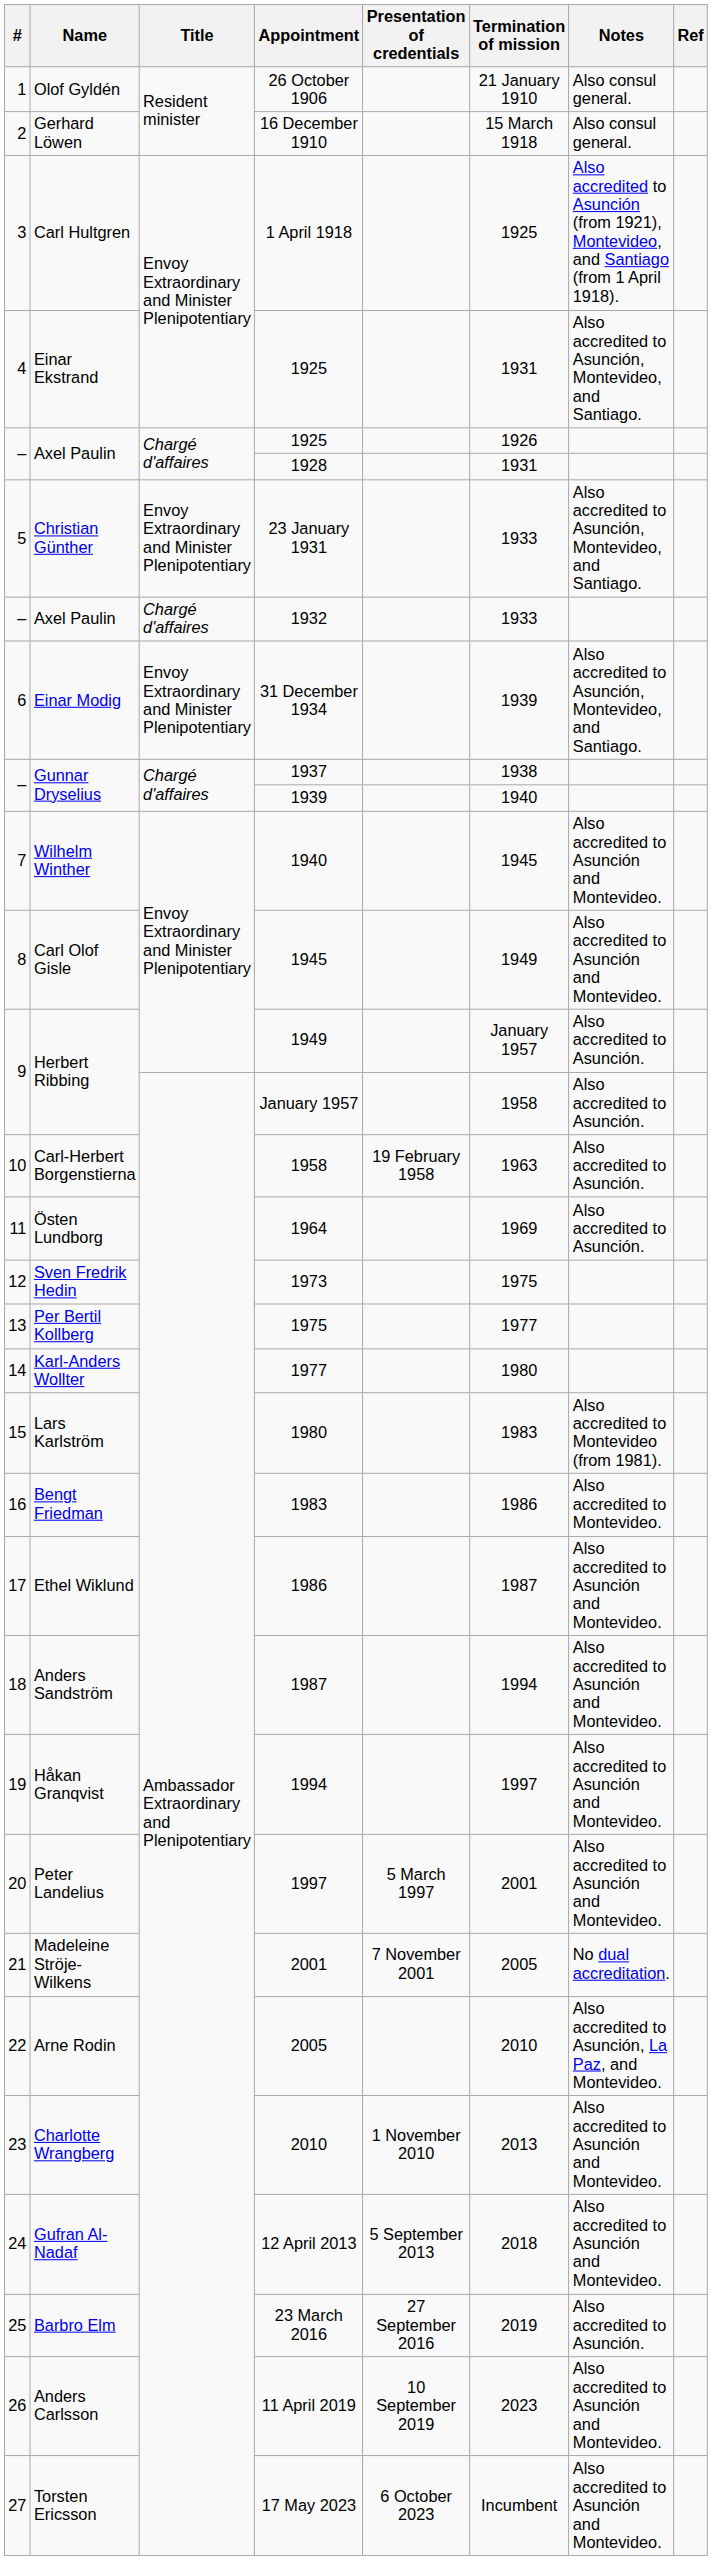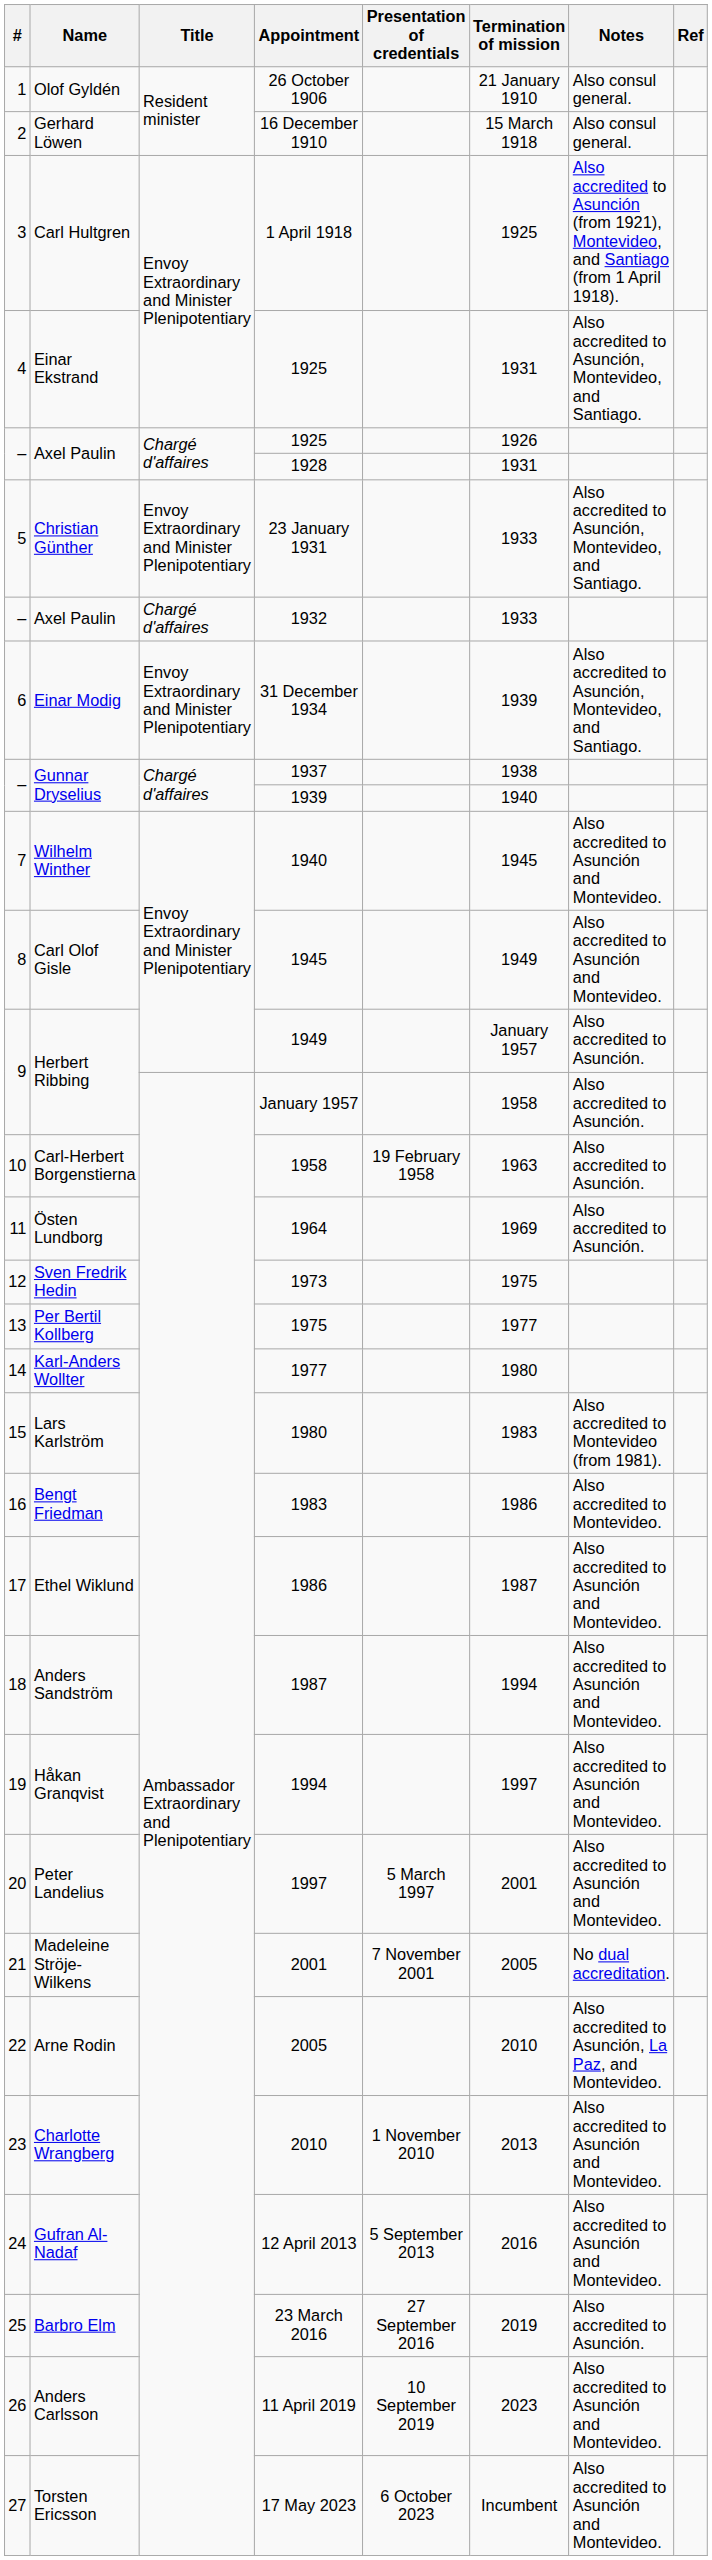(519, 2244) 2018 -> (519, 2244) 2016
